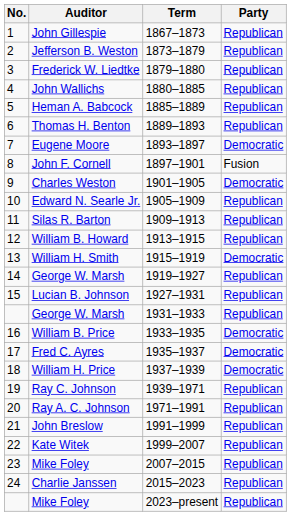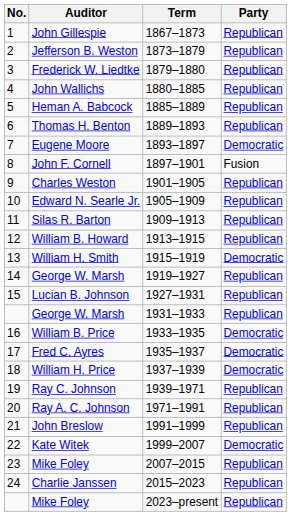(253, 182) Democratic -> (253, 182) Republican
(253, 445) Republican -> (253, 445) Democratic
